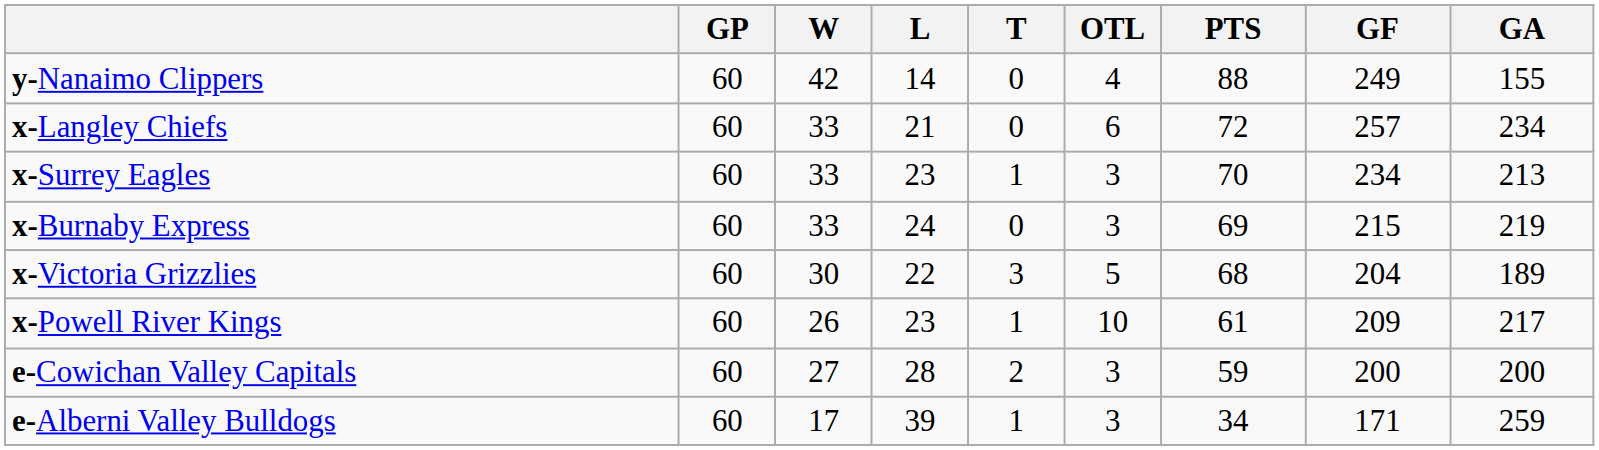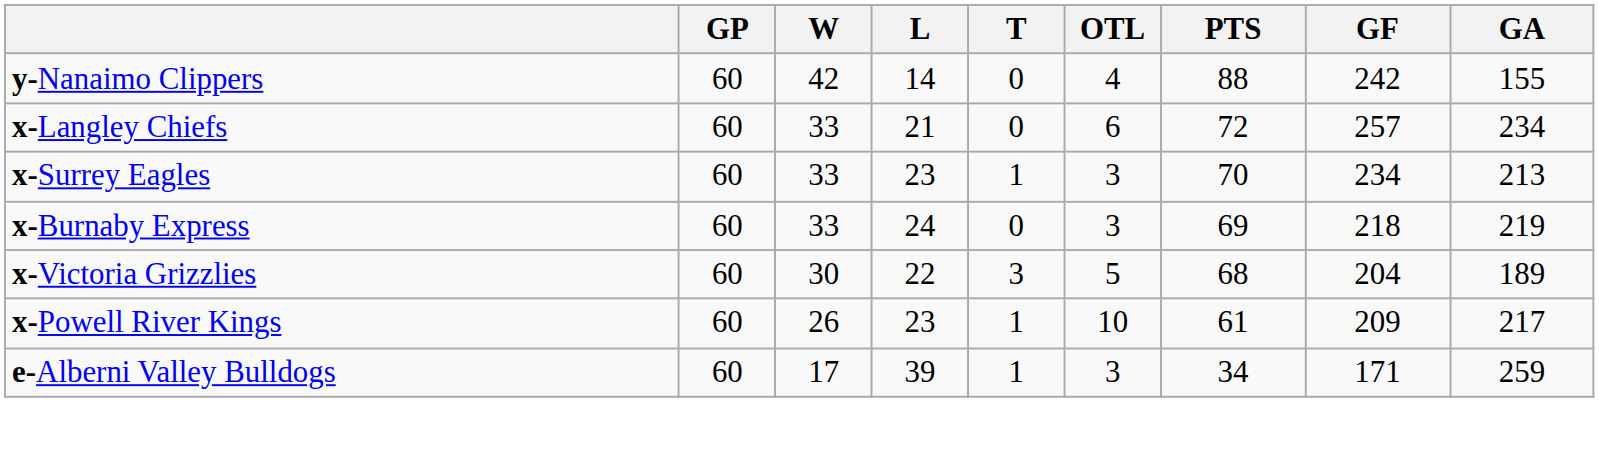(1377, 77) 249 -> (1377, 77) 242
(1377, 224) 215 -> (1377, 224) 218
- row: (184, 371)
